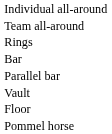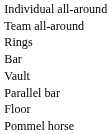rows swapped: (32, 76) <-> (17, 92)
